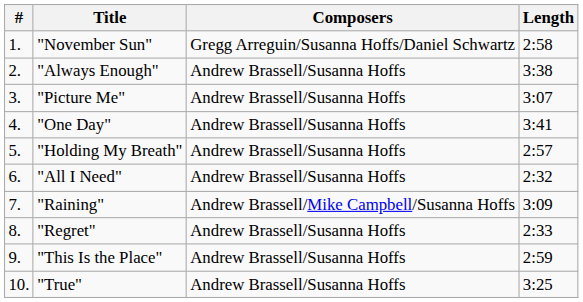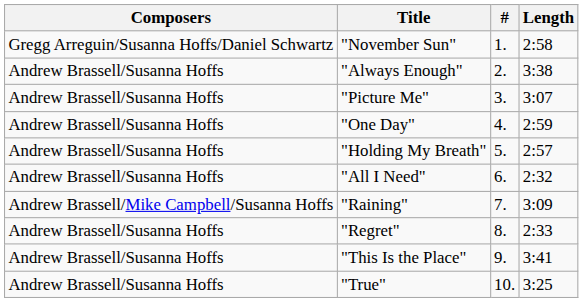columns swapped: (19, 17) <-> (353, 17)
(538, 124) 3:41 -> (538, 124) 2:59
(538, 257) 2:59 -> (538, 257) 3:41
